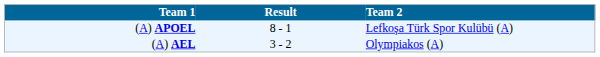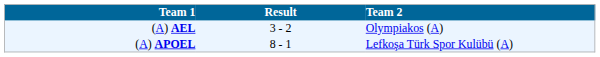rows swapped: (174, 43) <-> (165, 28)
